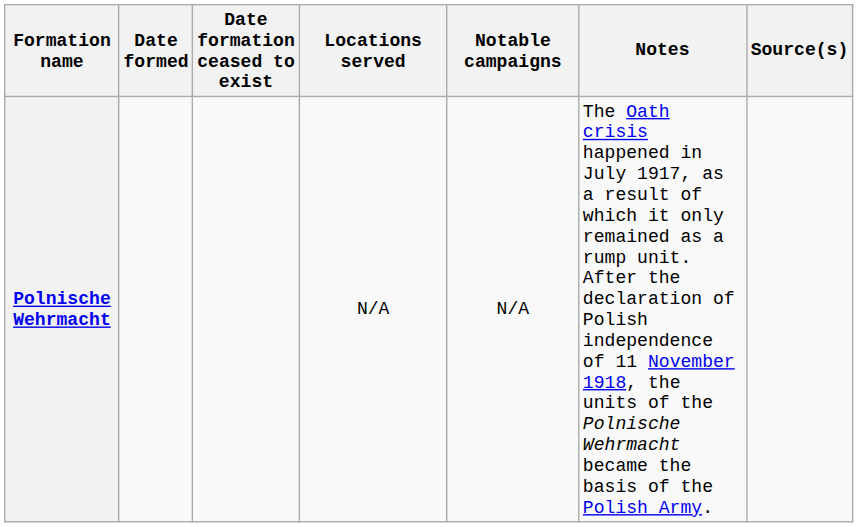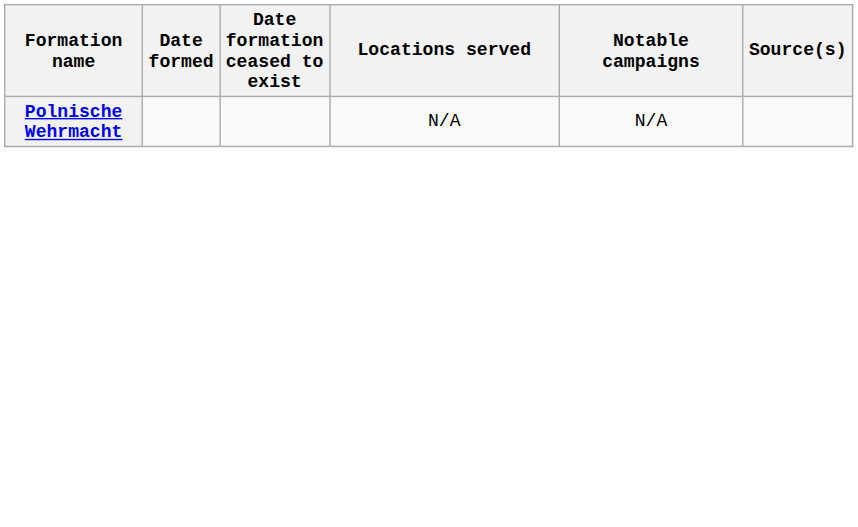- column: (662, 51)
